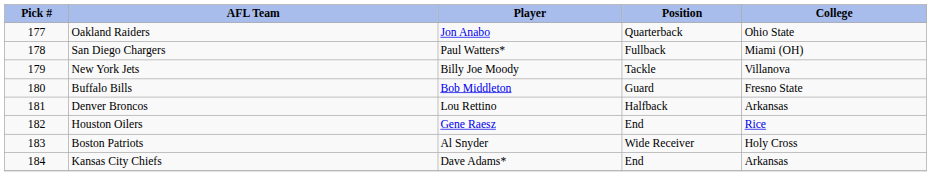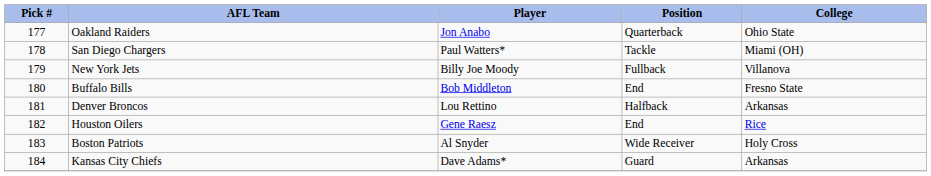(645, 50) Fullback -> (640, 50) Tackle
(640, 69) Tackle -> (645, 69) Fullback
(639, 87) Guard -> (634, 87) End
(634, 161) End -> (639, 161) Guard
